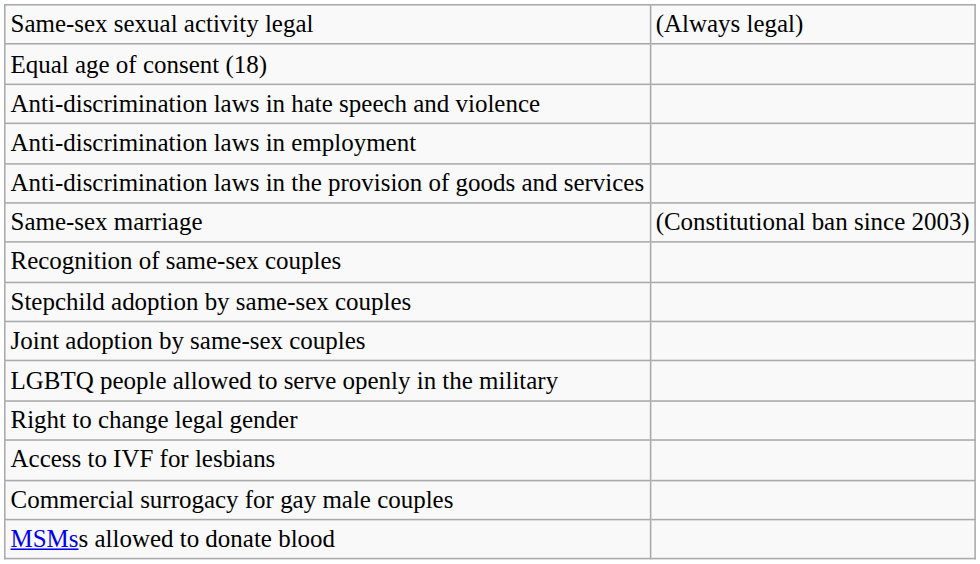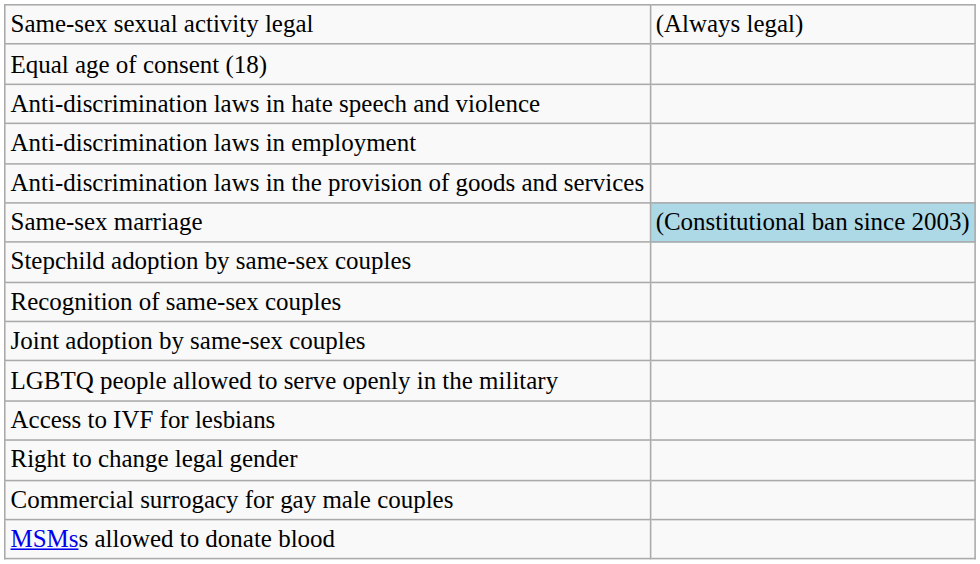(813, 222) no background -> (813, 222) lightblue background
rows swapped: (176, 261) <-> (211, 301)
rows swapped: (154, 420) <-> (143, 459)
